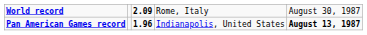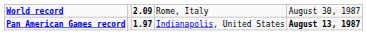(143, 24) 1.96 -> (143, 24) 1.97
